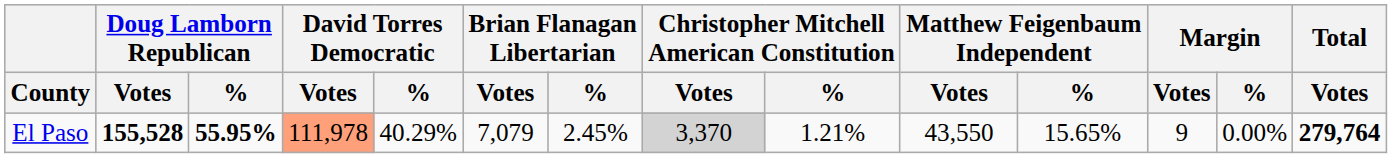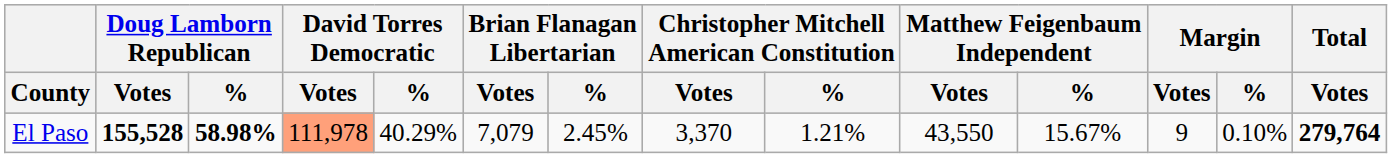(236, 132) 55.95% -> (236, 132) 58.98%
(704, 132) lightgrey background -> (704, 132) no background
(1082, 132) 15.65% -> (1082, 132) 15.67%
(1255, 132) 0.00% -> (1255, 132) 0.10%
